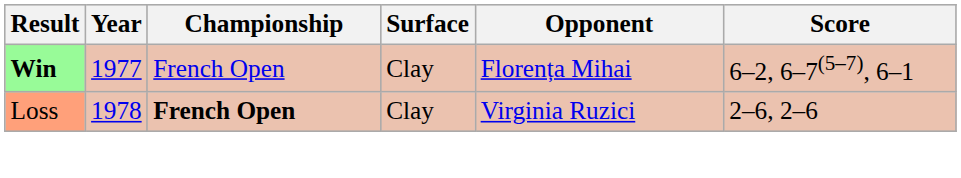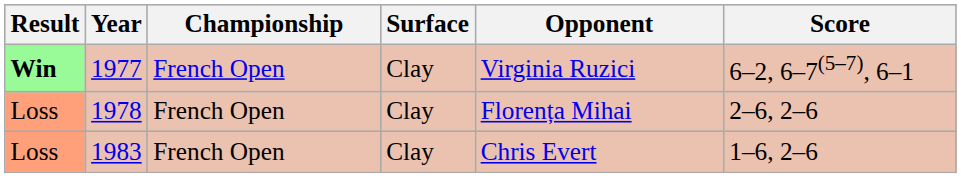(556, 68) Florența Mihai -> (558, 68) Virginia Ruzici
(224, 111) bold -> (219, 111) normal
(558, 111) Virginia Ruzici -> (556, 111) Florența Mihai
+ row: (116, 151)
